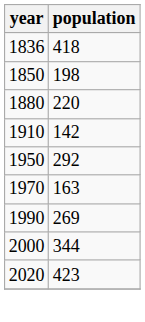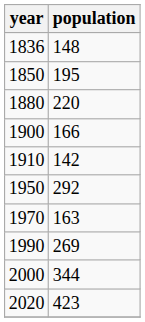(66, 47) 418 -> (66, 47) 148
(66, 75) 198 -> (66, 75) 195
+ row: (27, 132)
